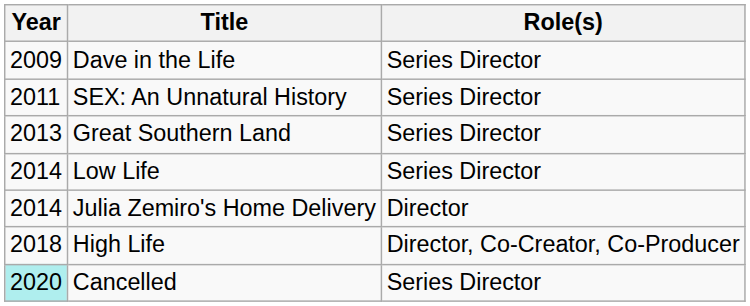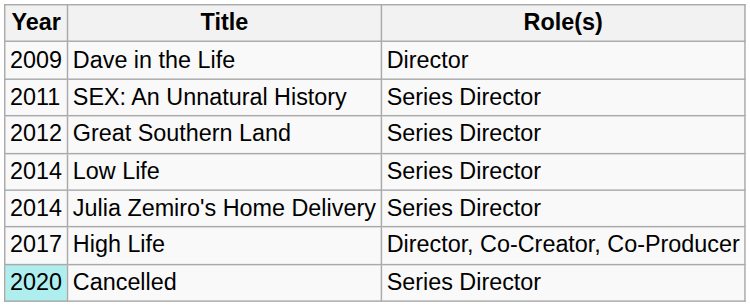(464, 60) Series Director -> (428, 60) Director
(36, 134) 2013 -> (36, 134) 2012
(428, 208) Director -> (464, 208) Series Director
(36, 245) 2018 -> (36, 245) 2017
